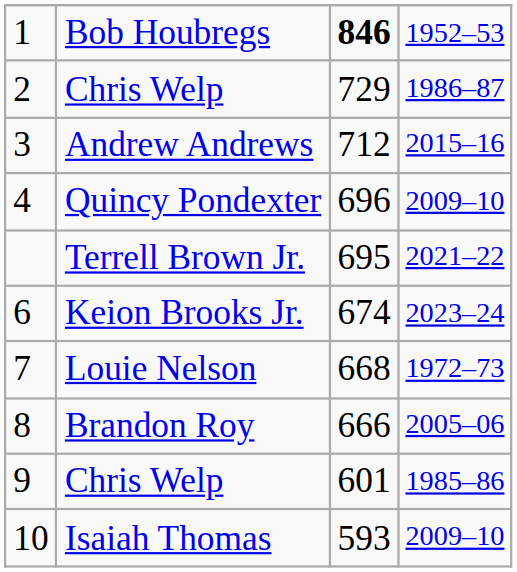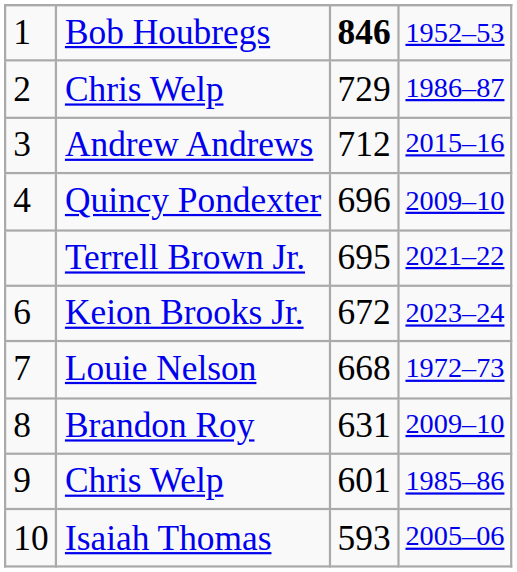(364, 312) 674 -> (364, 312) 672
(364, 425) 666 -> (364, 425) 631
(455, 425) 2005–06 -> (455, 425) 2009–10
(455, 537) 2009–10 -> (455, 537) 2005–06
